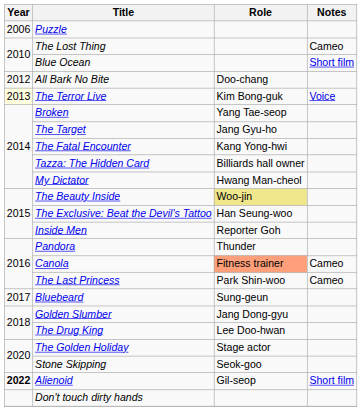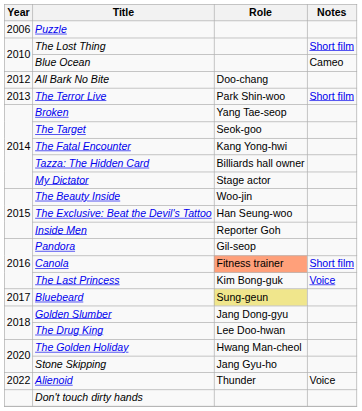(326, 46) Cameo -> (332, 46) Short film
(332, 63) Short film -> (326, 63) Cameo
(19, 96) lightyellow background -> (19, 96) no background
(250, 96) Kim Bong-guk -> (251, 96) Park Shin-woo
(322, 96) Voice -> (332, 96) Short film
(247, 130) Jang Gyu-ho -> (239, 130) Seok-goo
(259, 180) Hwang Man-cheol -> (244, 180) Stage actor
(234, 197) khaki background -> (234, 197) no background
(236, 247) Thunder -> (236, 247) Gil-seop
(326, 264) Cameo -> (332, 264) Short film
(251, 280) Park Shin-woo -> (250, 280) Kim Bong-guk
(326, 280) Cameo -> (322, 280) Voice
(242, 297) no background -> (242, 297) khaki background
(244, 347) Stage actor -> (259, 347) Hwang Man-cheol
(239, 364) Seok-goo -> (247, 364) Jang Gyu-ho
(19, 381) bold -> (19, 381) normal
(236, 381) Gil-seop -> (236, 381) Thunder
(332, 381) Short film -> (322, 381) Voice
